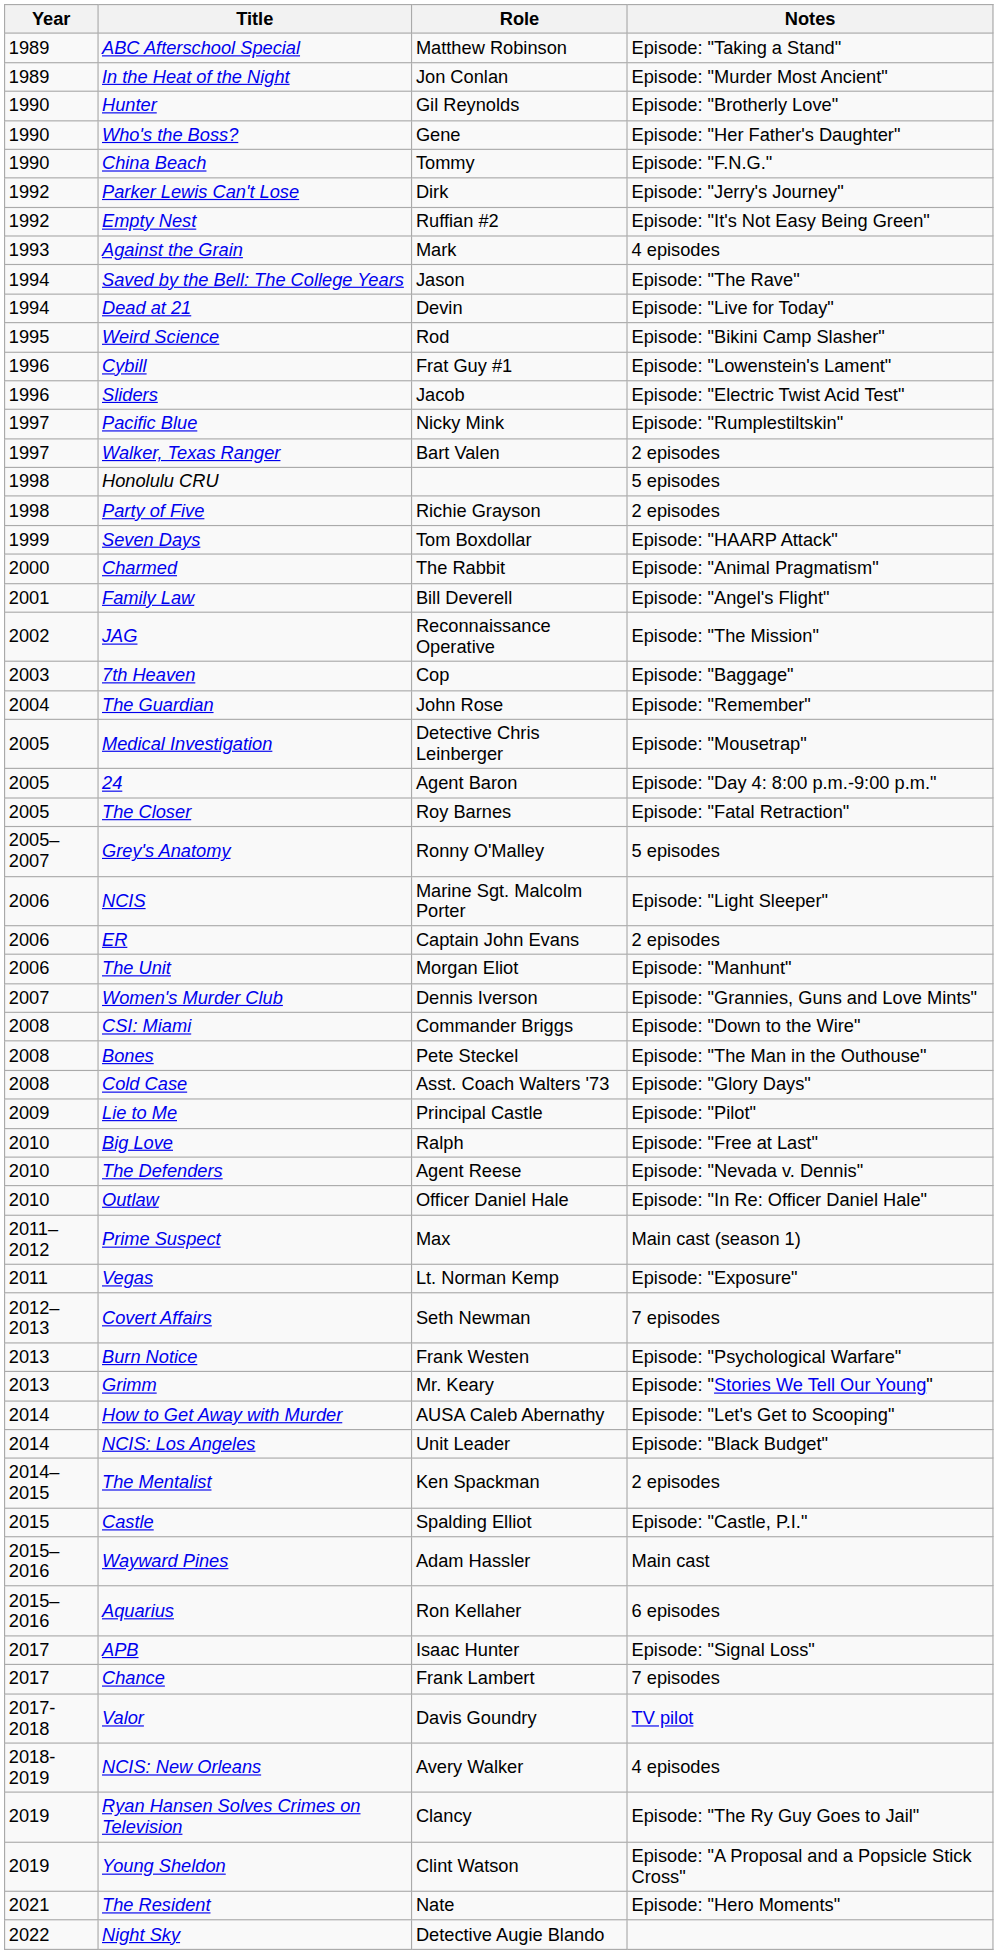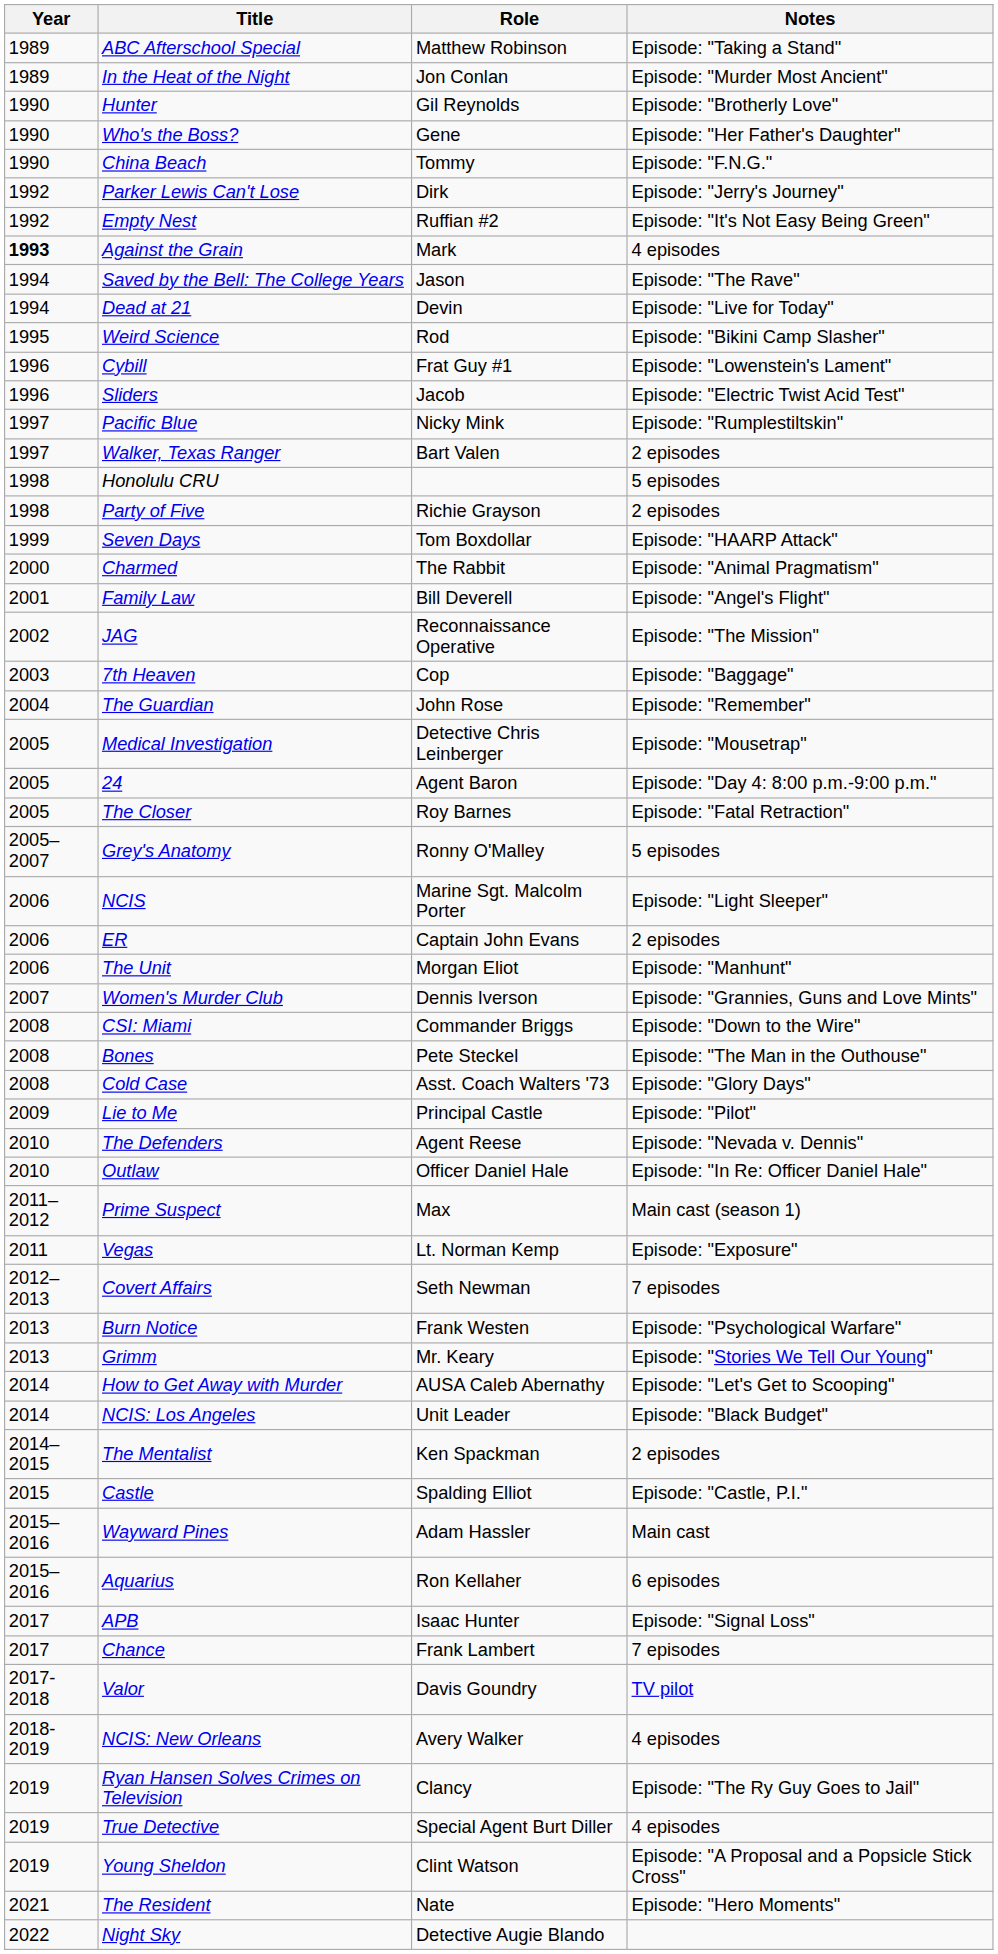(29, 250) normal -> (29, 250) bold
- row: (137, 1142)
+ row: (161, 1827)
